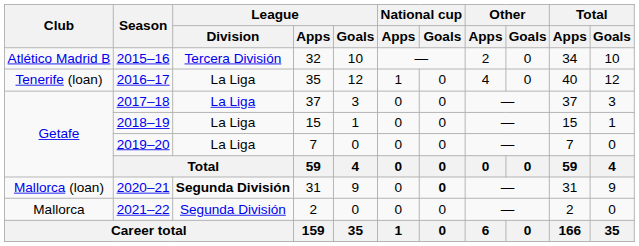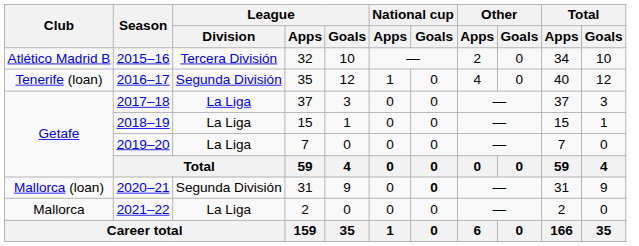(233, 79) La Liga -> (229, 79) Segunda División
(233, 187) bold -> (229, 187) normal
(233, 209) Segunda División -> (229, 209) La Liga
